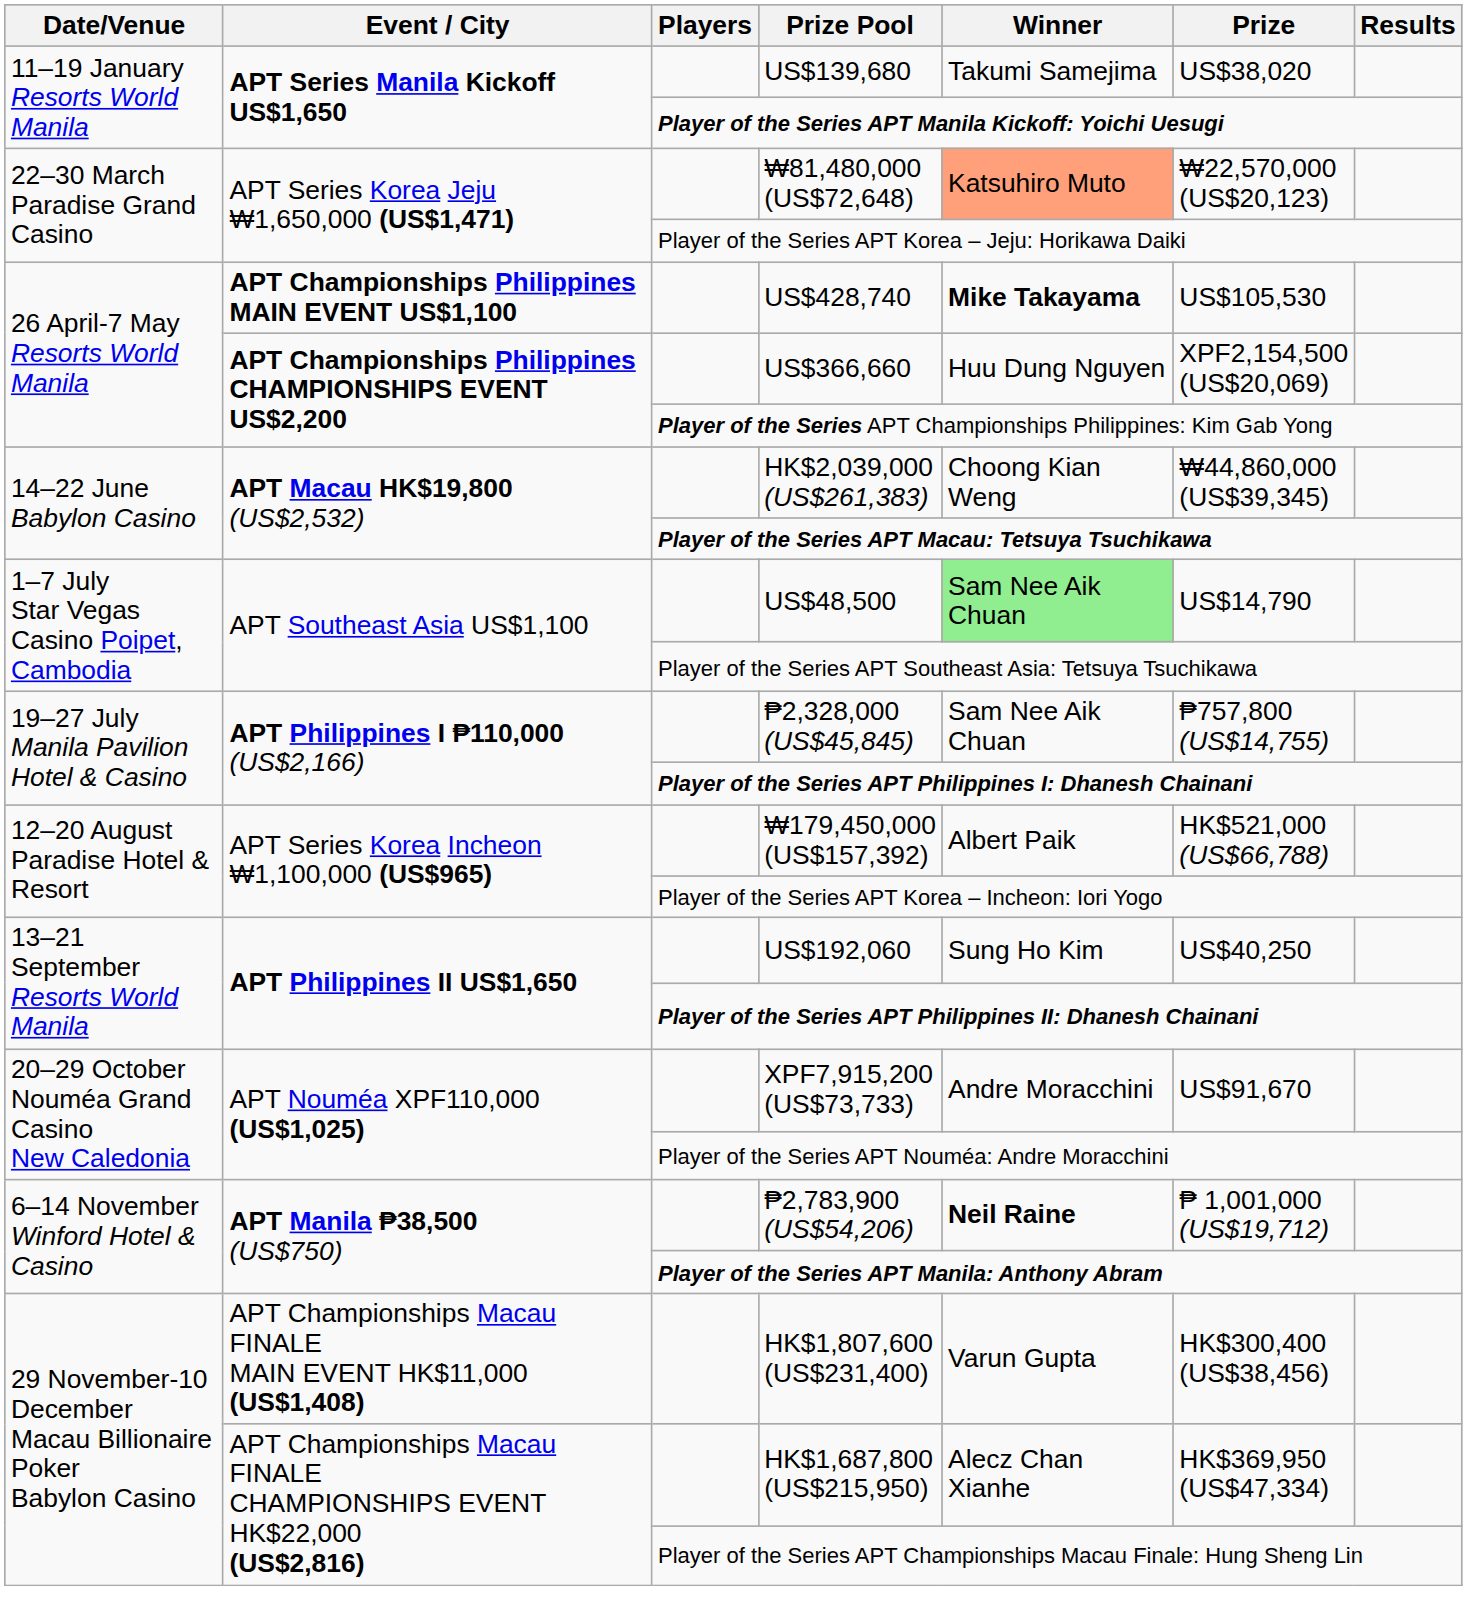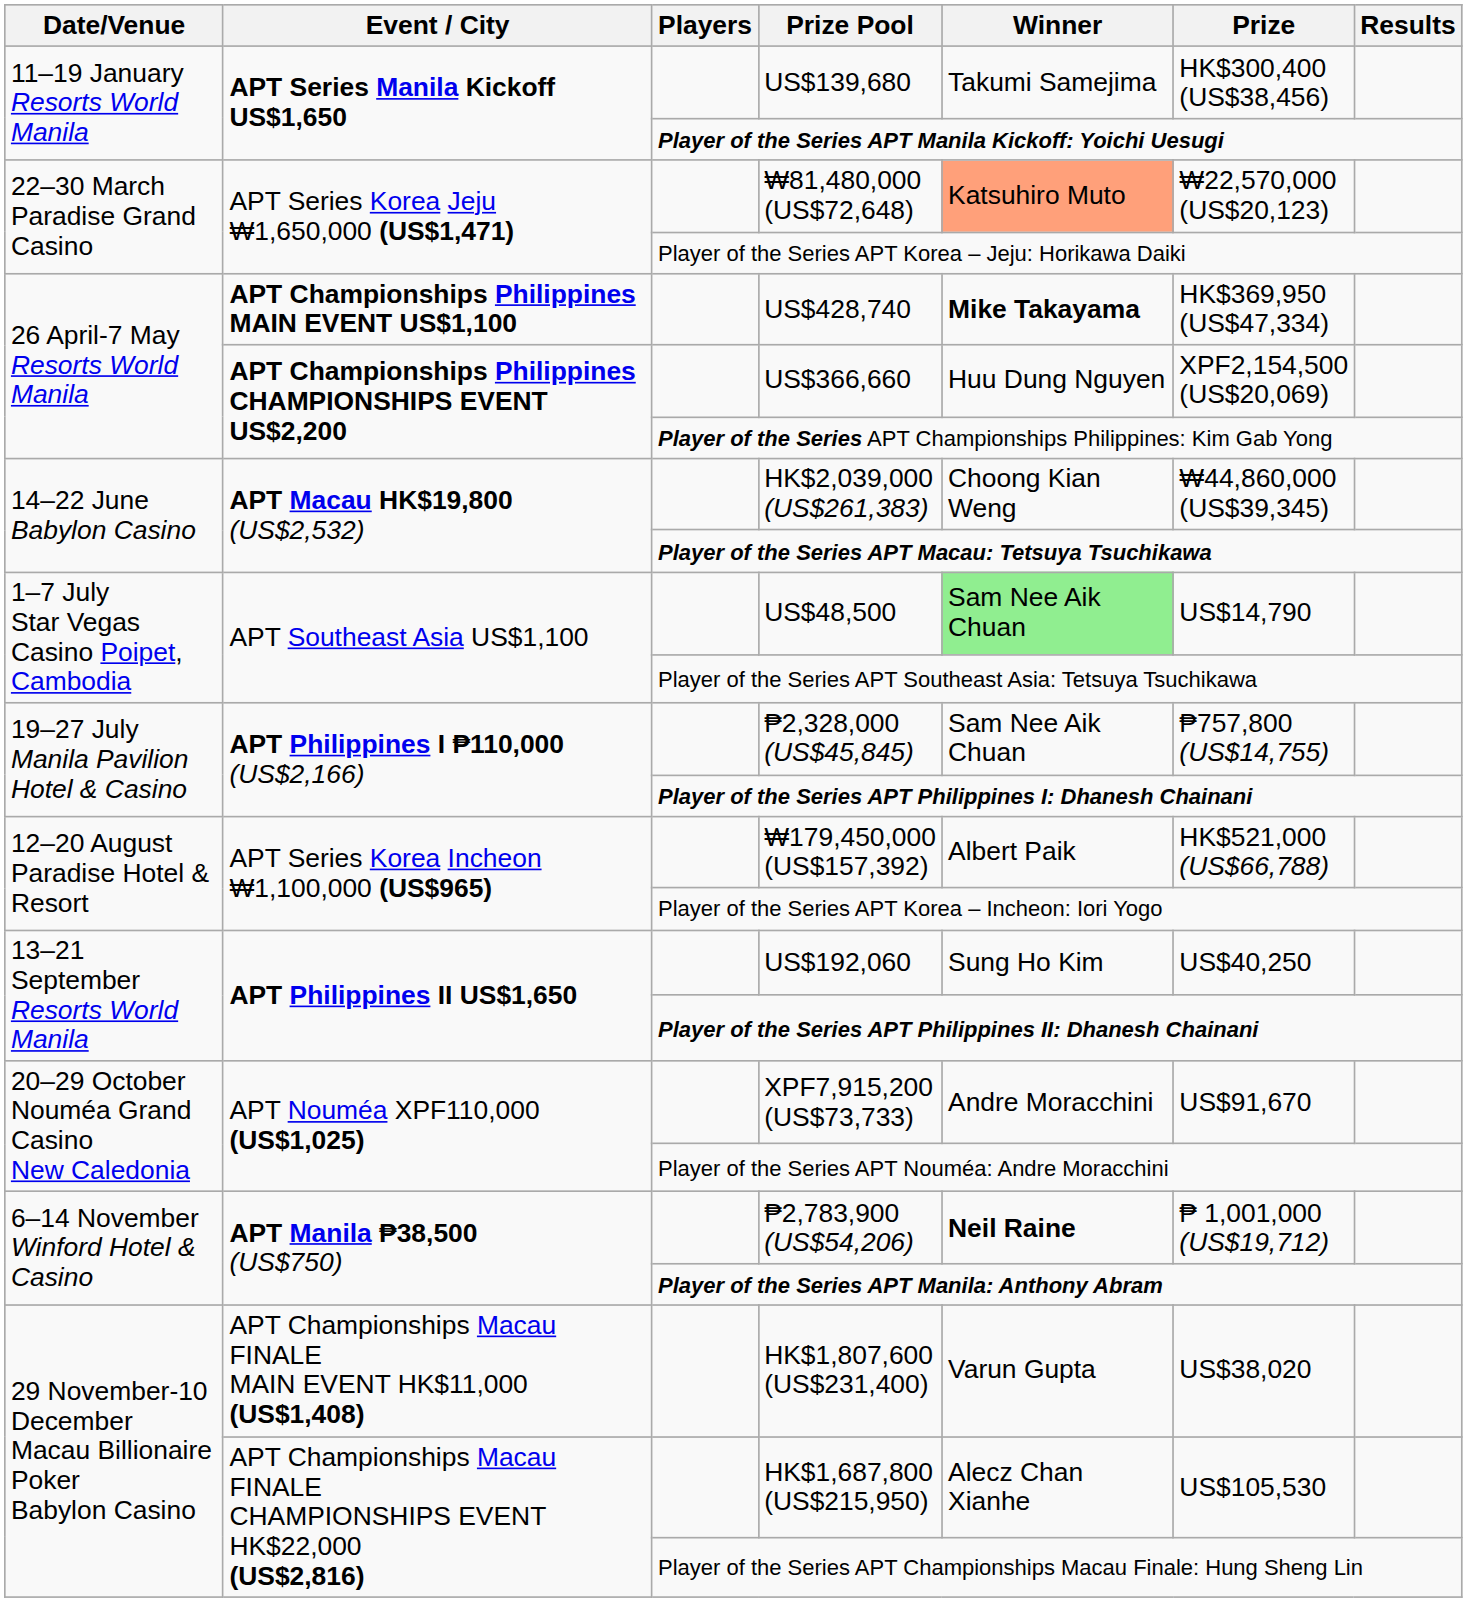(1245, 71) US$38,020 -> (1254, 82) HK$300,400 (US$38,456)
(1253, 296) US$105,530 -> (1254, 309) HK$369,950 (US$47,334)
(1254, 1358) HK$300,400 (US$38,456) -> (1245, 1370) US$38,020
(1254, 1474) HK$369,950 (US$47,334) -> (1253, 1486) US$105,530
